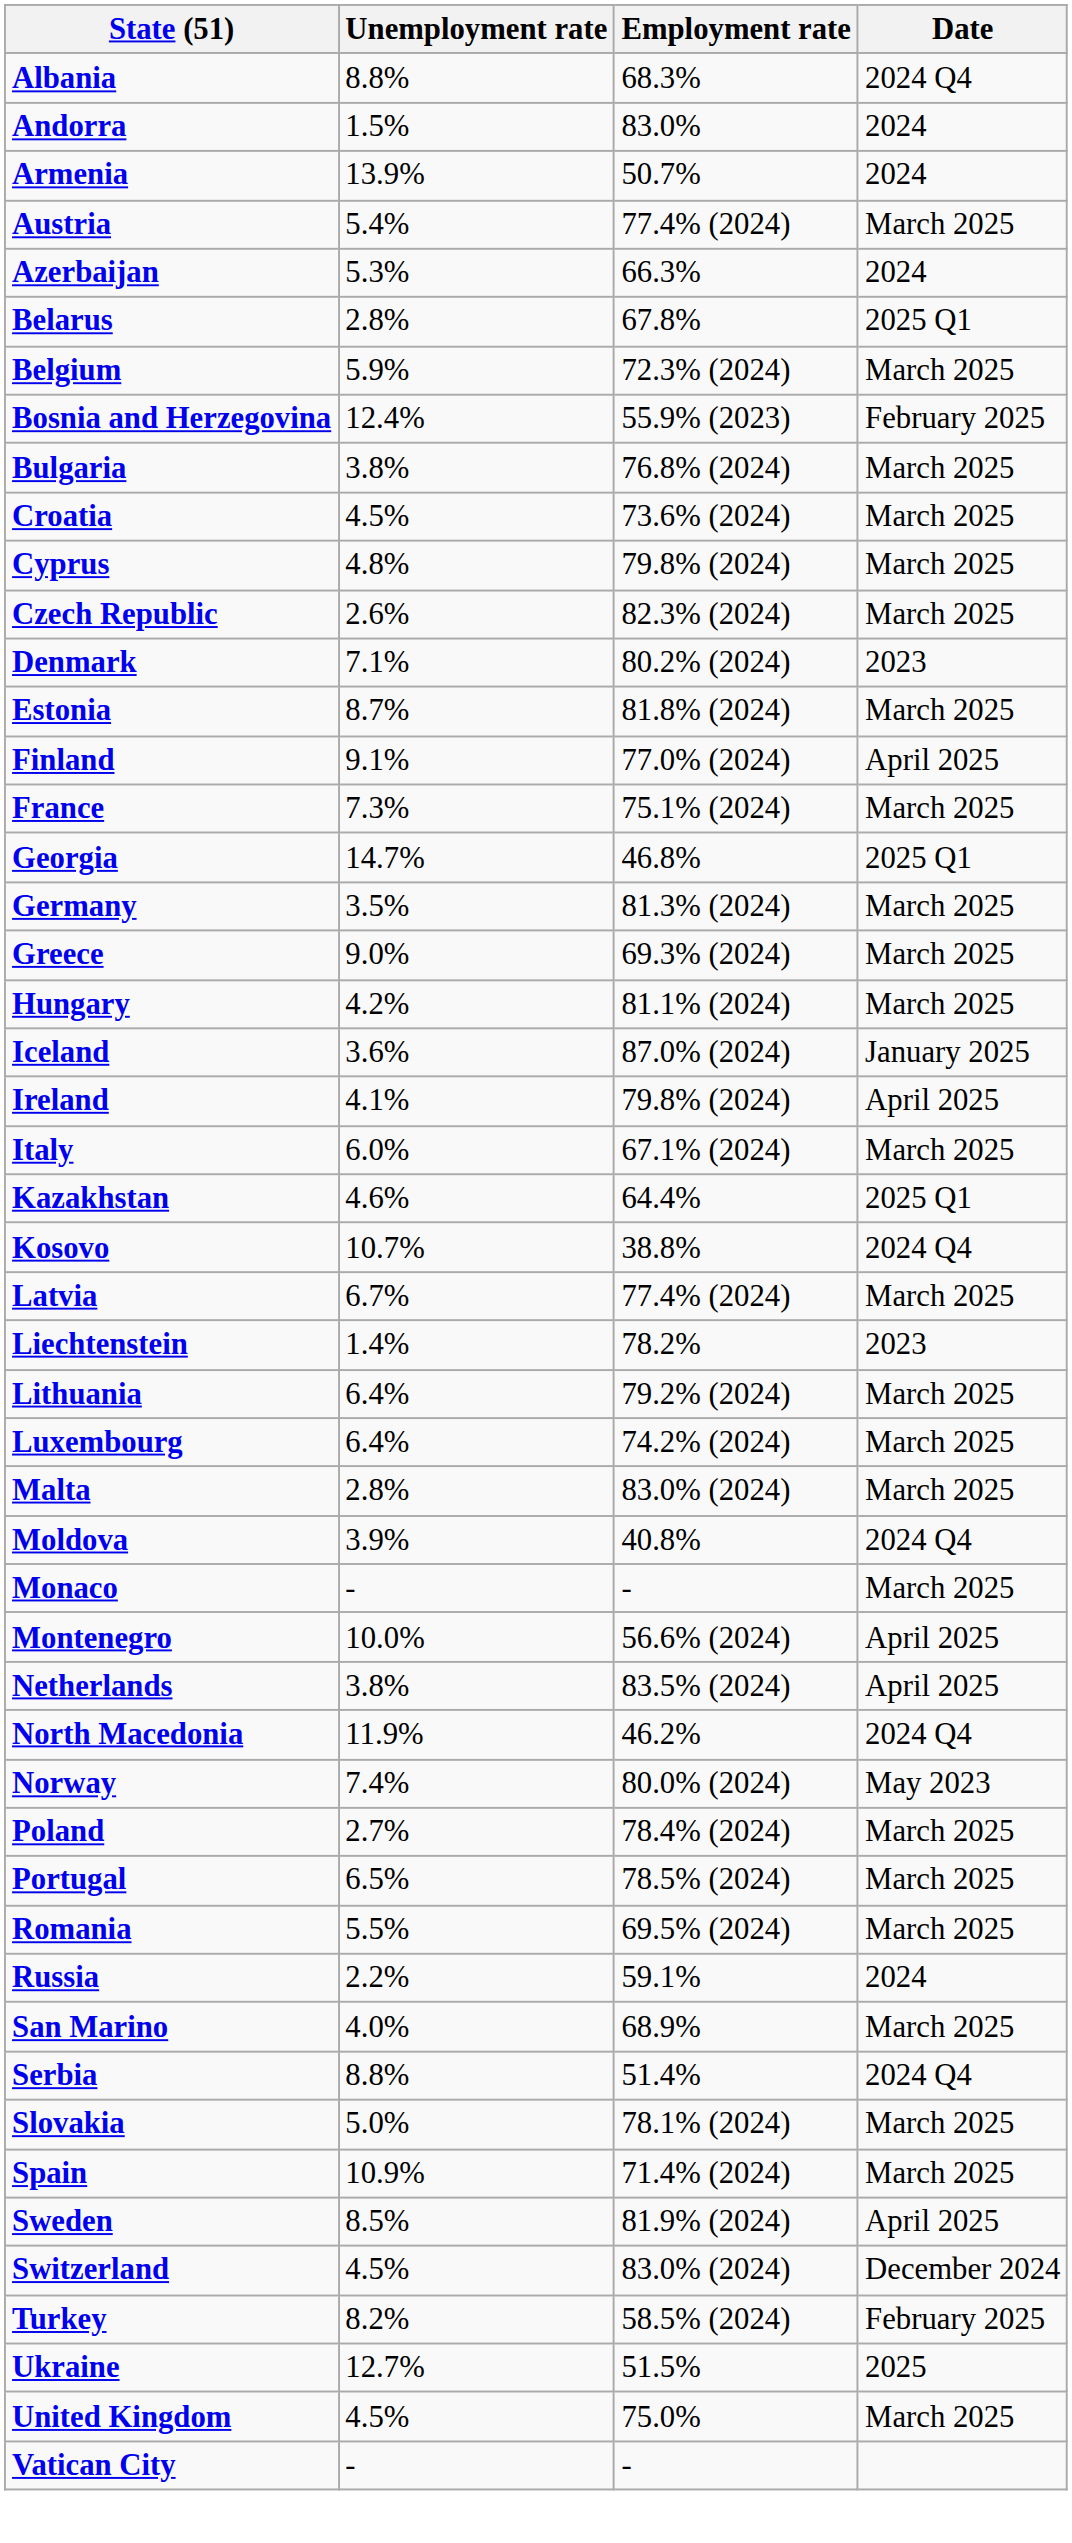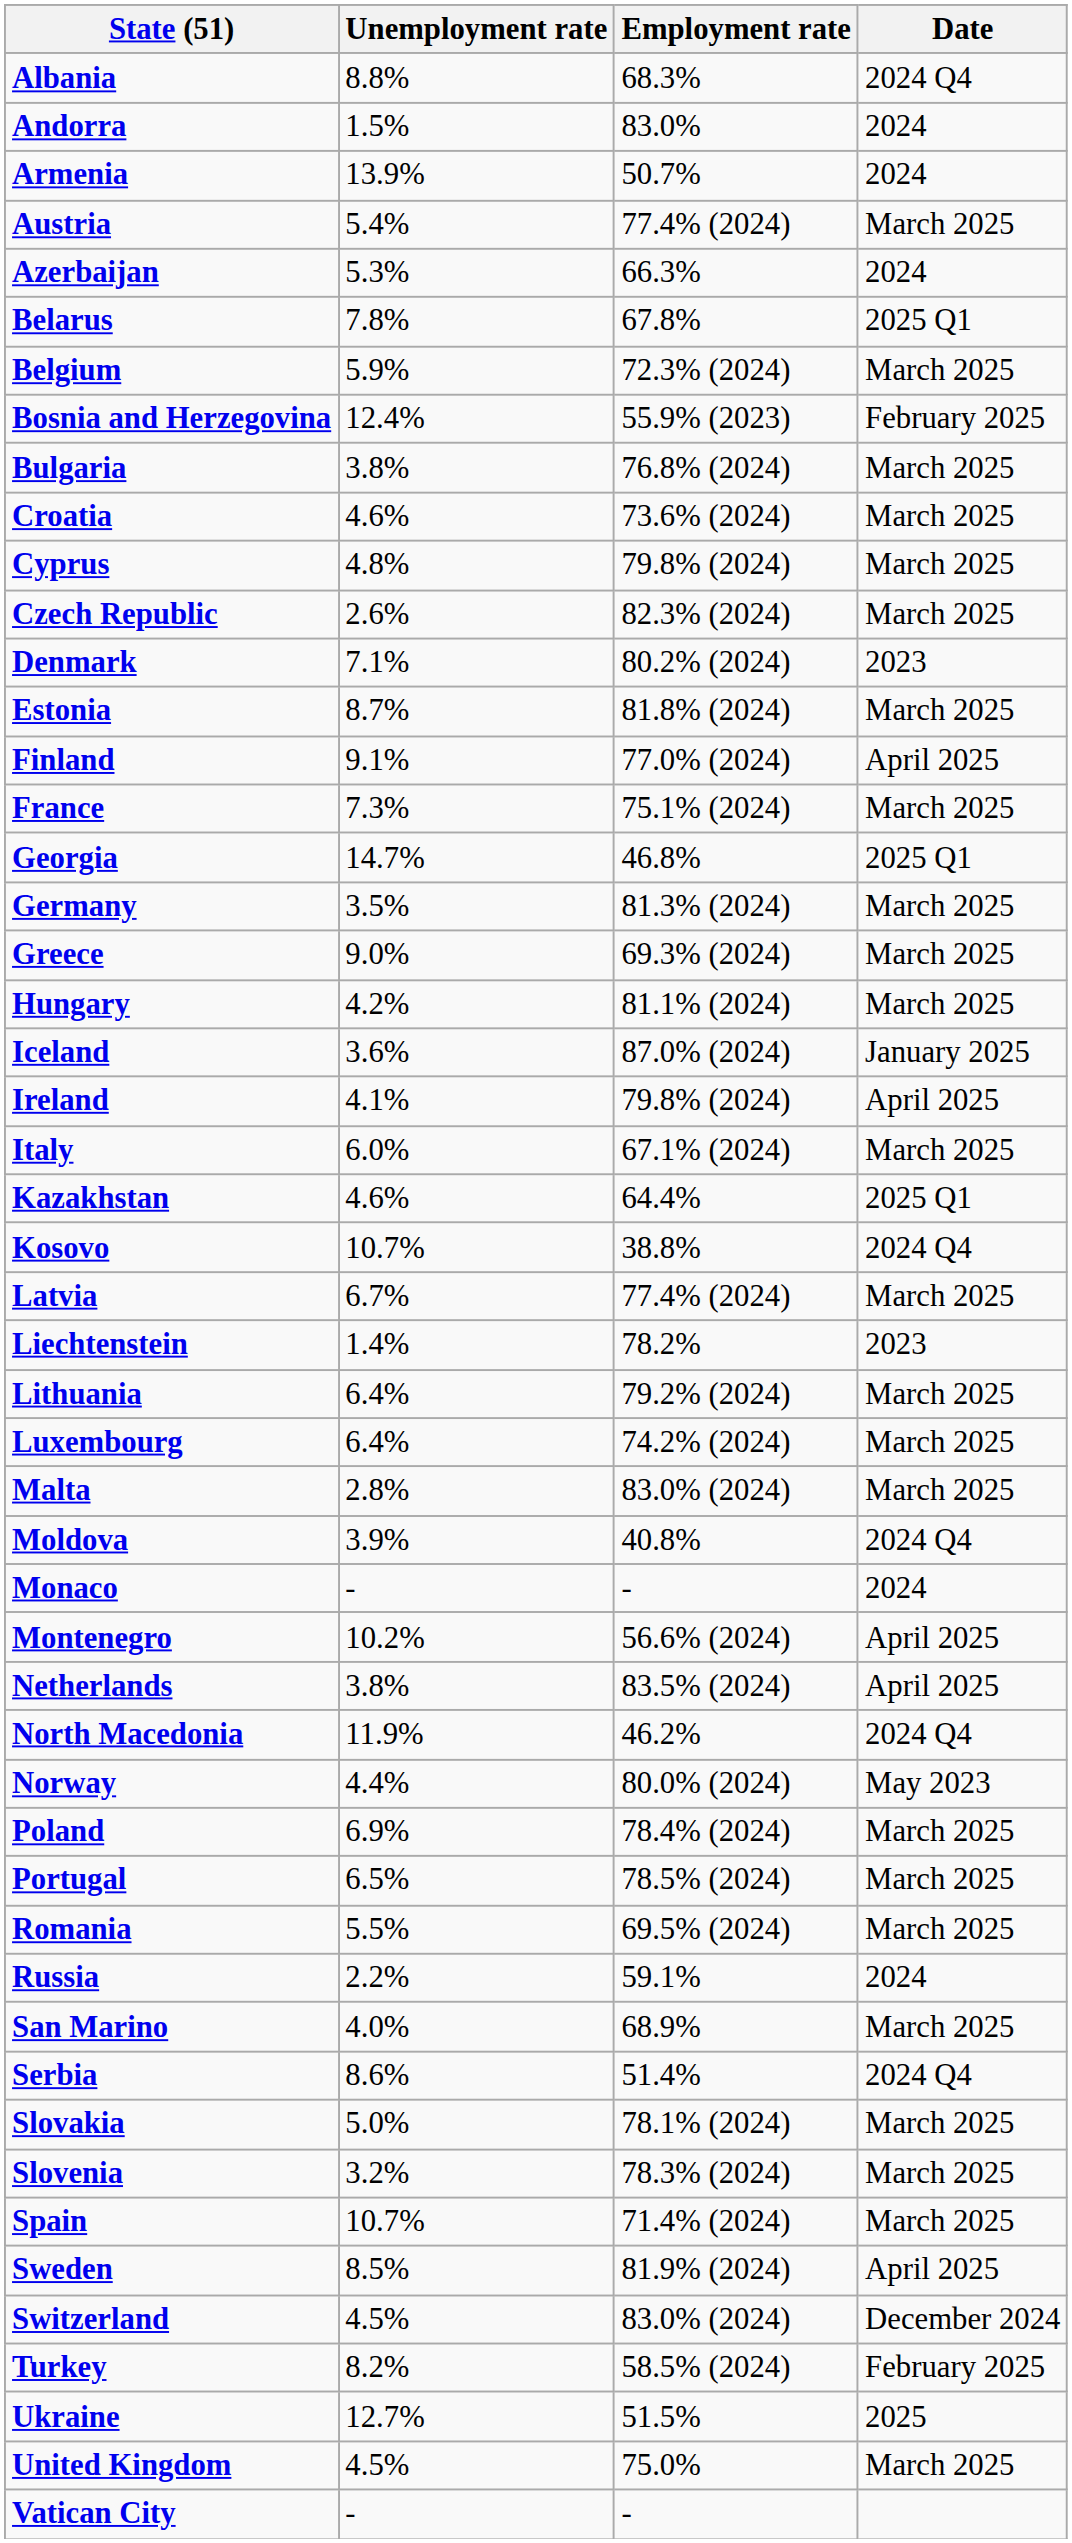(377, 321) 2.8% -> (377, 321) 7.8%
(377, 516) 4.5% -> (377, 516) 4.6%
(940, 1587) March 2025 -> (896, 1587) 2024
(385, 1636) 10.0% -> (385, 1636) 10.2%
(377, 1782) 7.4% -> (377, 1782) 4.4%
(377, 1831) 2.7% -> (377, 1831) 6.9%
(377, 2075) 8.8% -> (377, 2075) 8.6%
+ row: (68, 2172)
(385, 2172) 10.9% -> (385, 2221) 10.7%
